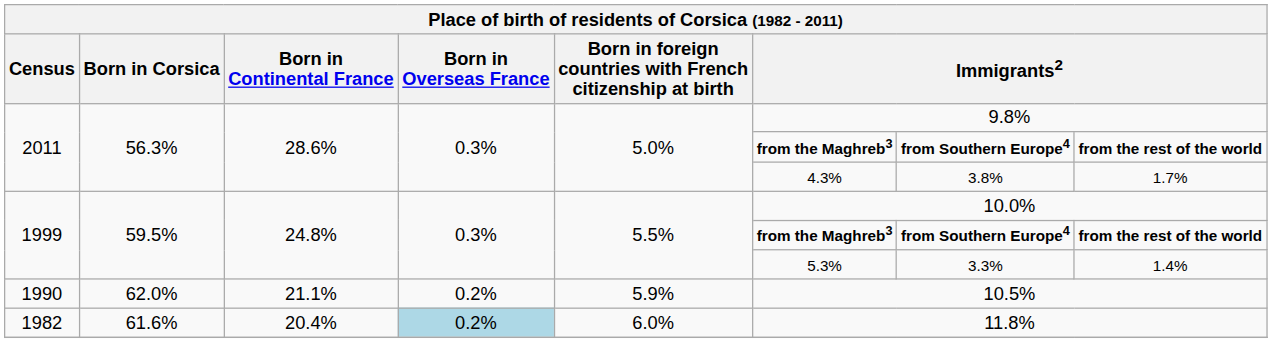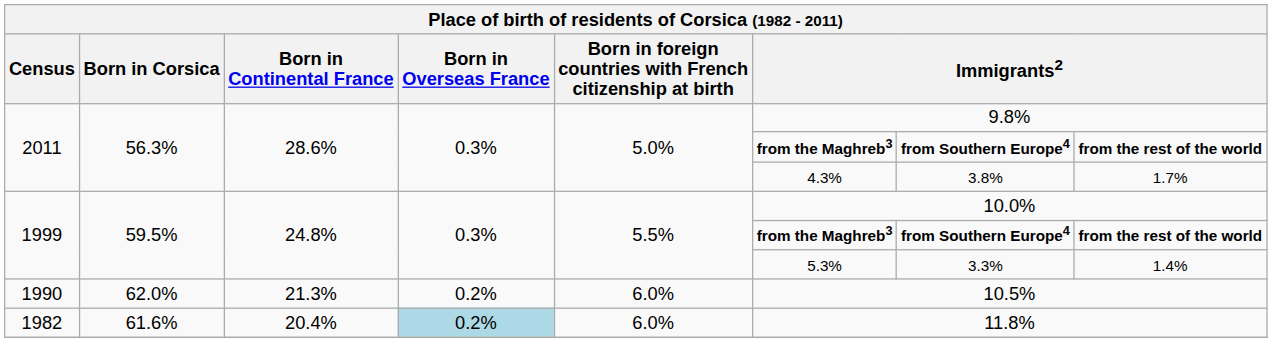(311, 294) 21.1% -> (311, 294) 21.3%
(653, 294) 5.9% -> (653, 294) 6.0%
